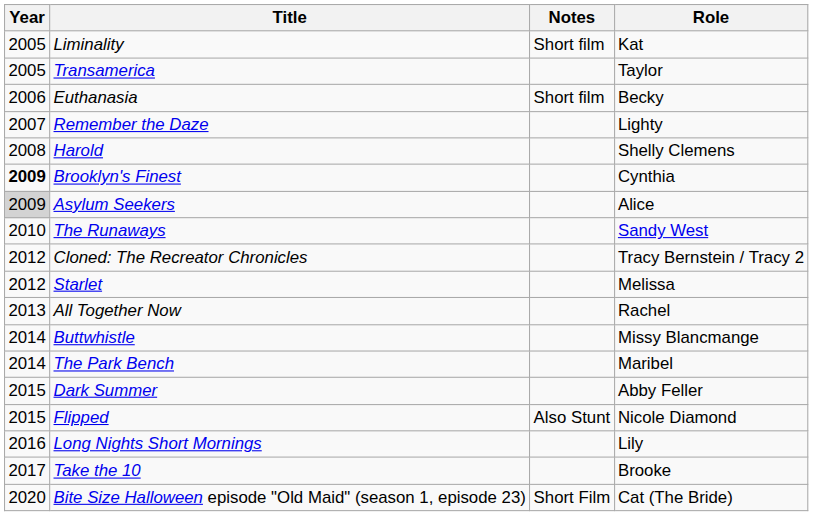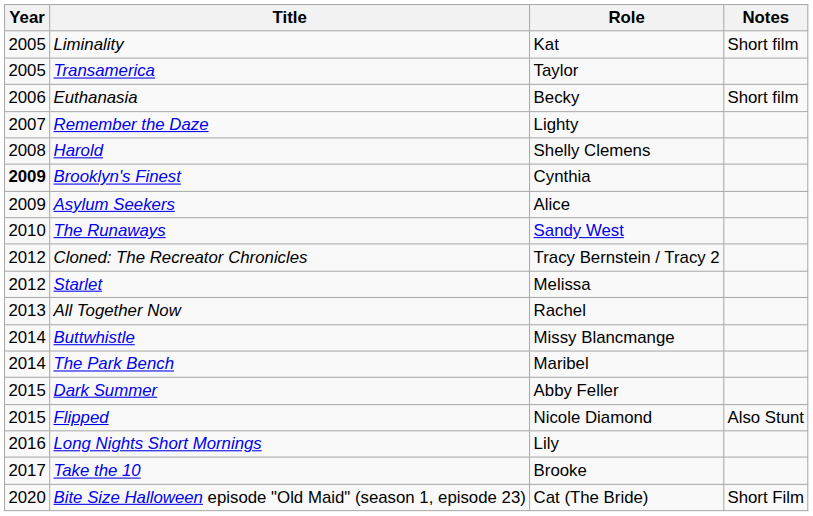columns swapped: (711, 17) <-> (572, 17)
(27, 204) lightgrey background -> (27, 204) no background
